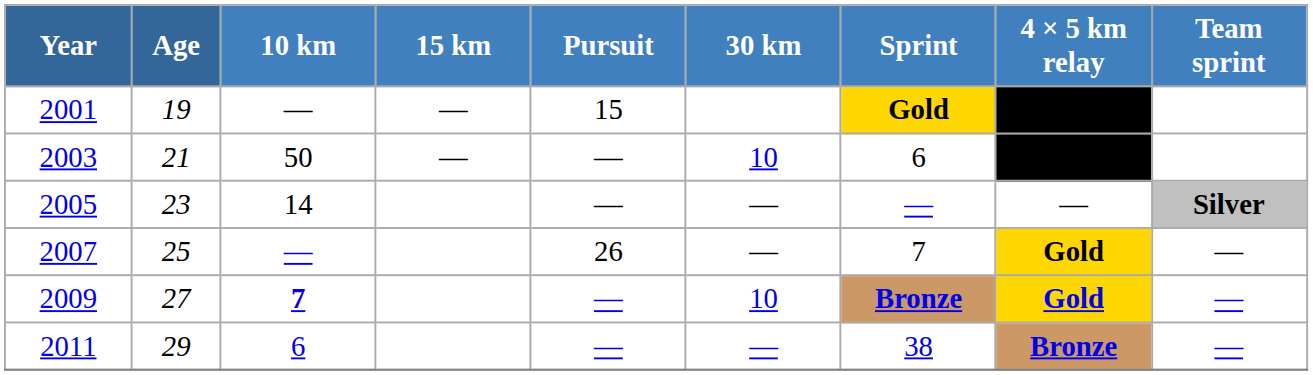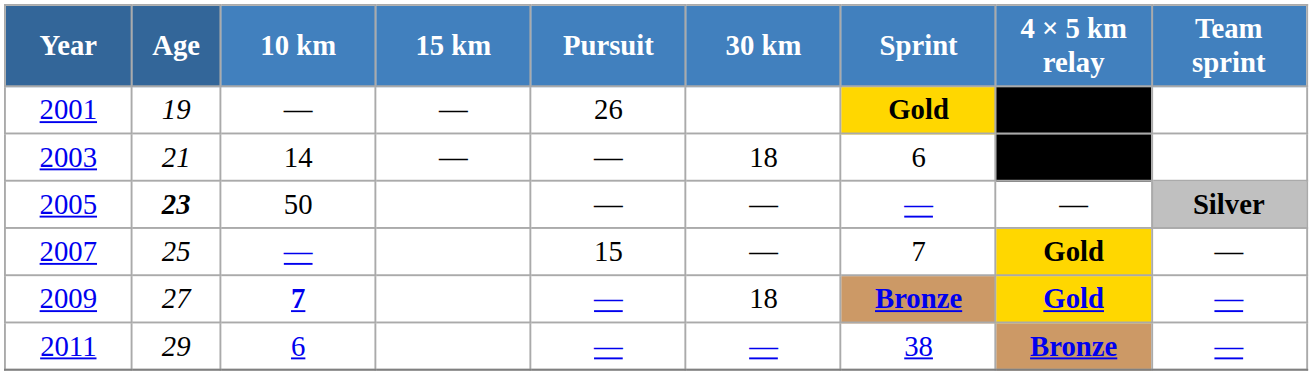(608, 109) 15 -> (608, 109) 26
(298, 157) 50 -> (298, 157) 14
(763, 157) 10 -> (763, 157) 18
(176, 204) normal -> (176, 204) bold
(298, 204) 14 -> (298, 204) 50
(608, 251) 26 -> (608, 251) 15
(763, 299) 10 -> (763, 299) 18
